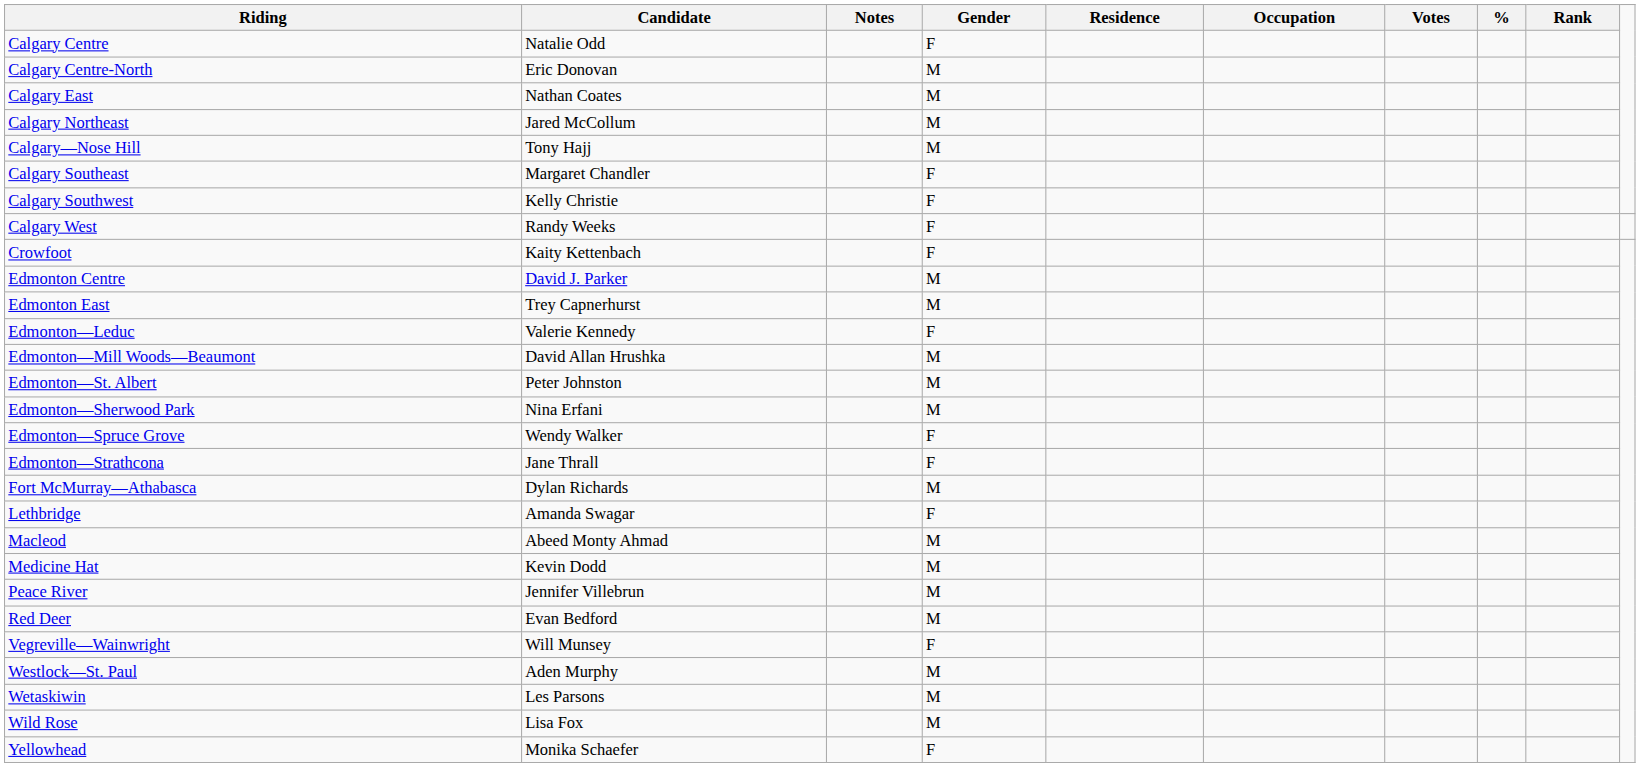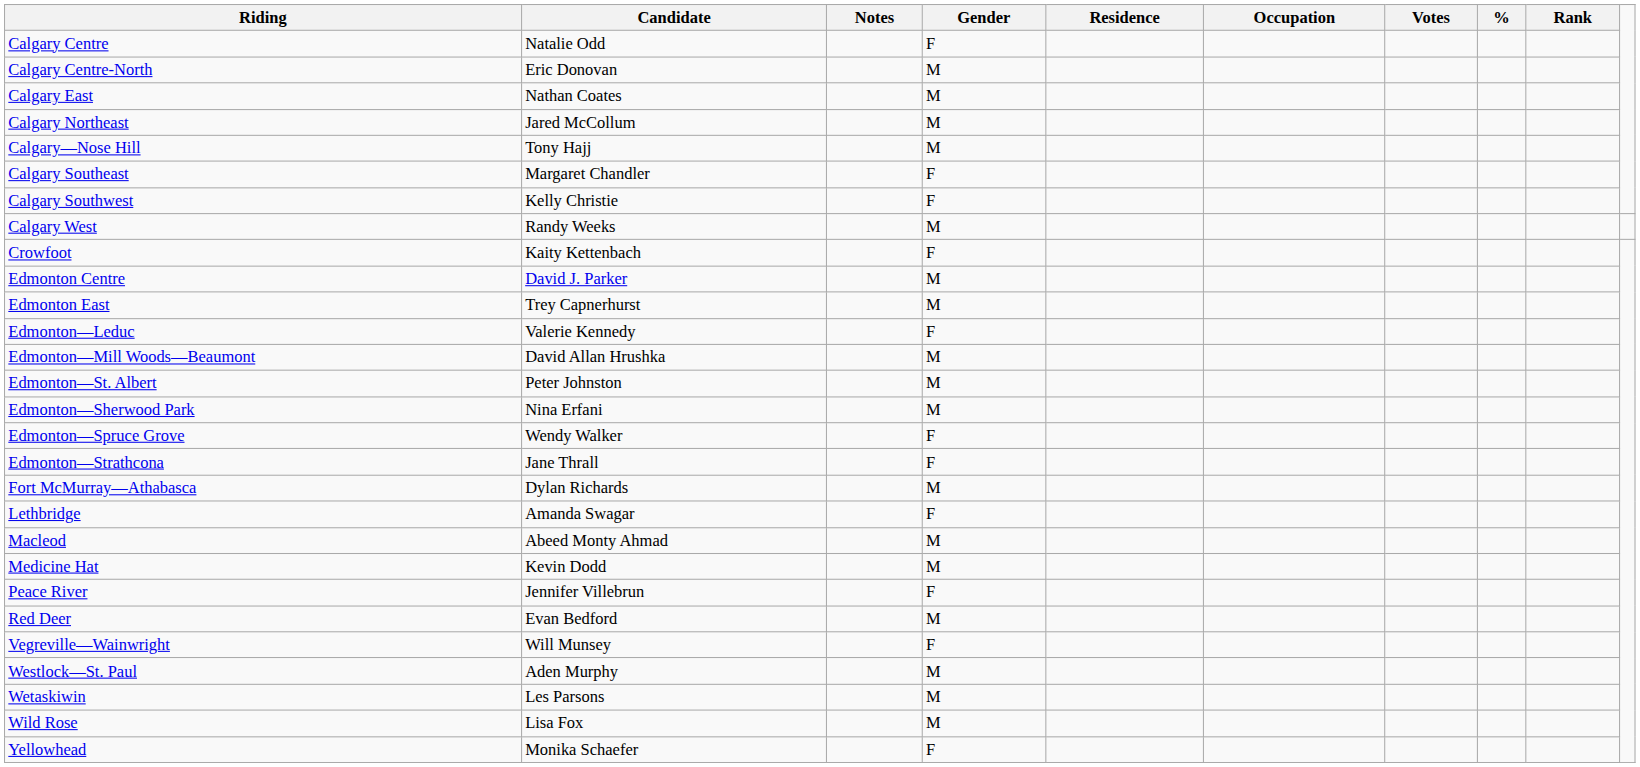(931, 226) F -> (933, 226) M
(933, 592) M -> (931, 592) F
